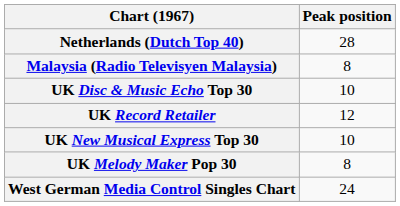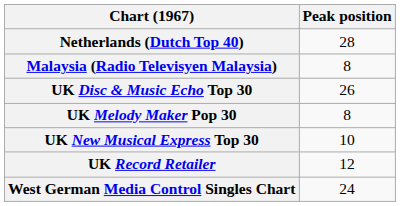(347, 90) 10 -> (347, 90) 26
rows swapped: (152, 164) <-> (152, 115)
